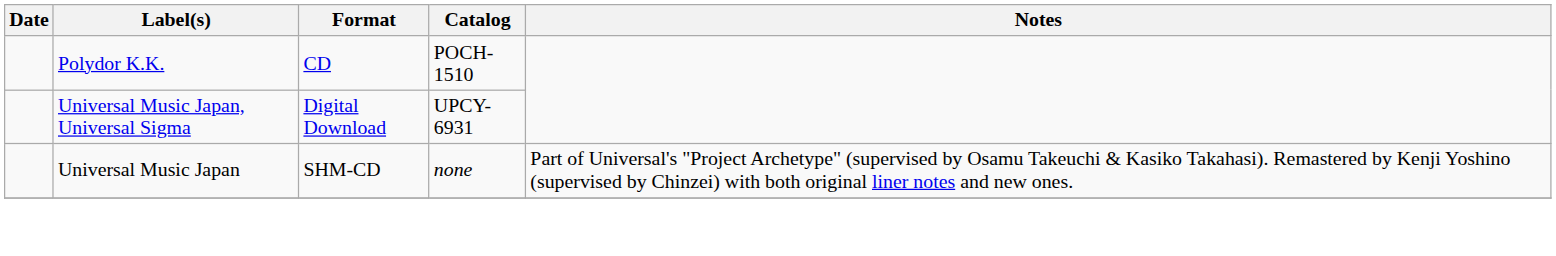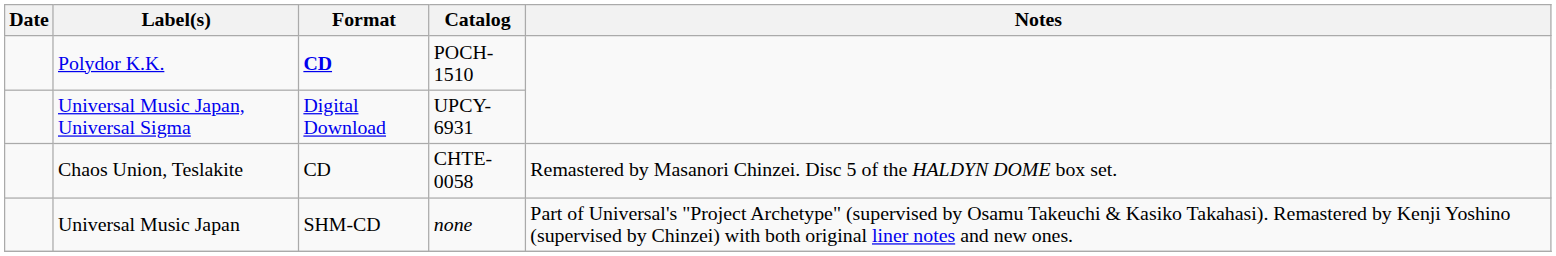(317, 62) normal -> (318, 62) bold
+ row: (151, 170)
